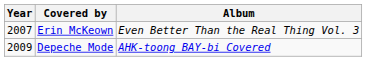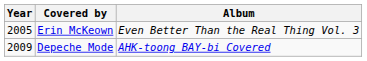(20, 30) 2007 -> (20, 30) 2005
